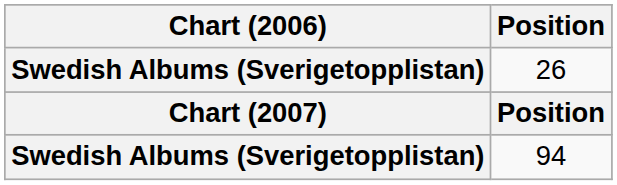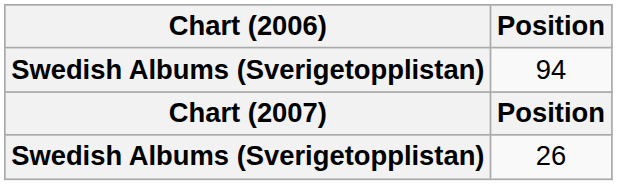rows swapped: (551, 69) <-> (551, 156)
